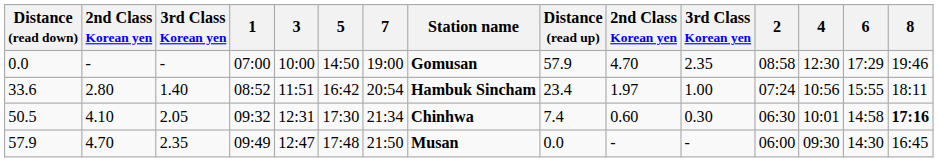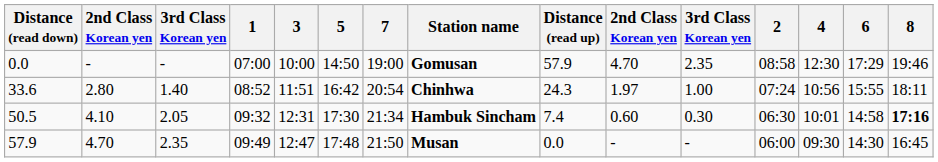(474, 90) Hambuk Sincham -> (442, 90) Chinhwa
(558, 90) 23.4 -> (558, 90) 24.3
(442, 117) Chinhwa -> (474, 117) Hambuk Sincham
